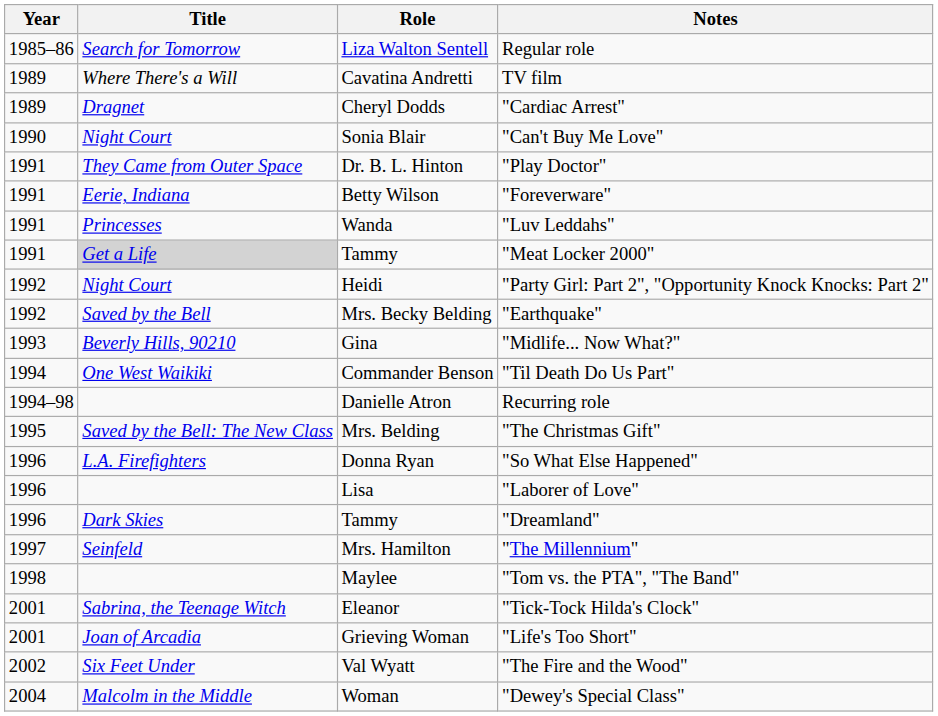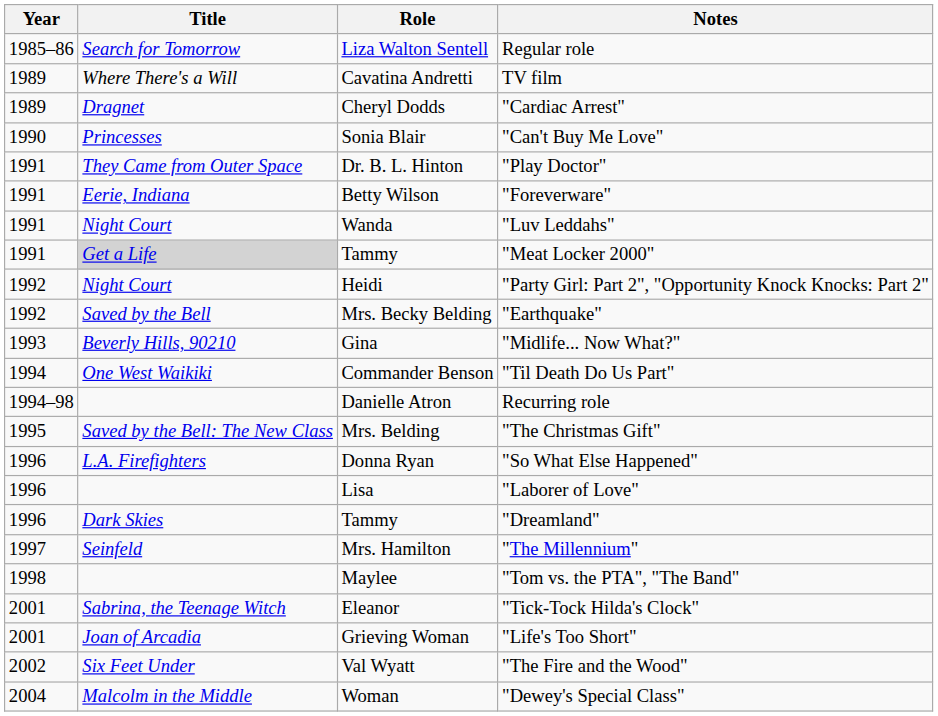(127, 136) Night Court -> (122, 136) Princesses
(122, 225) Princesses -> (127, 225) Night Court
